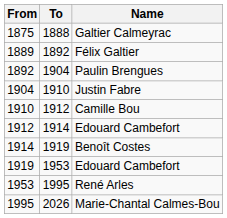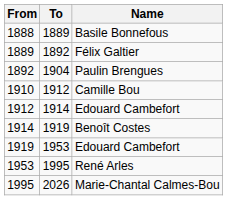- row: (20, 33)
+ row: (20, 33)
- row: (20, 90)
